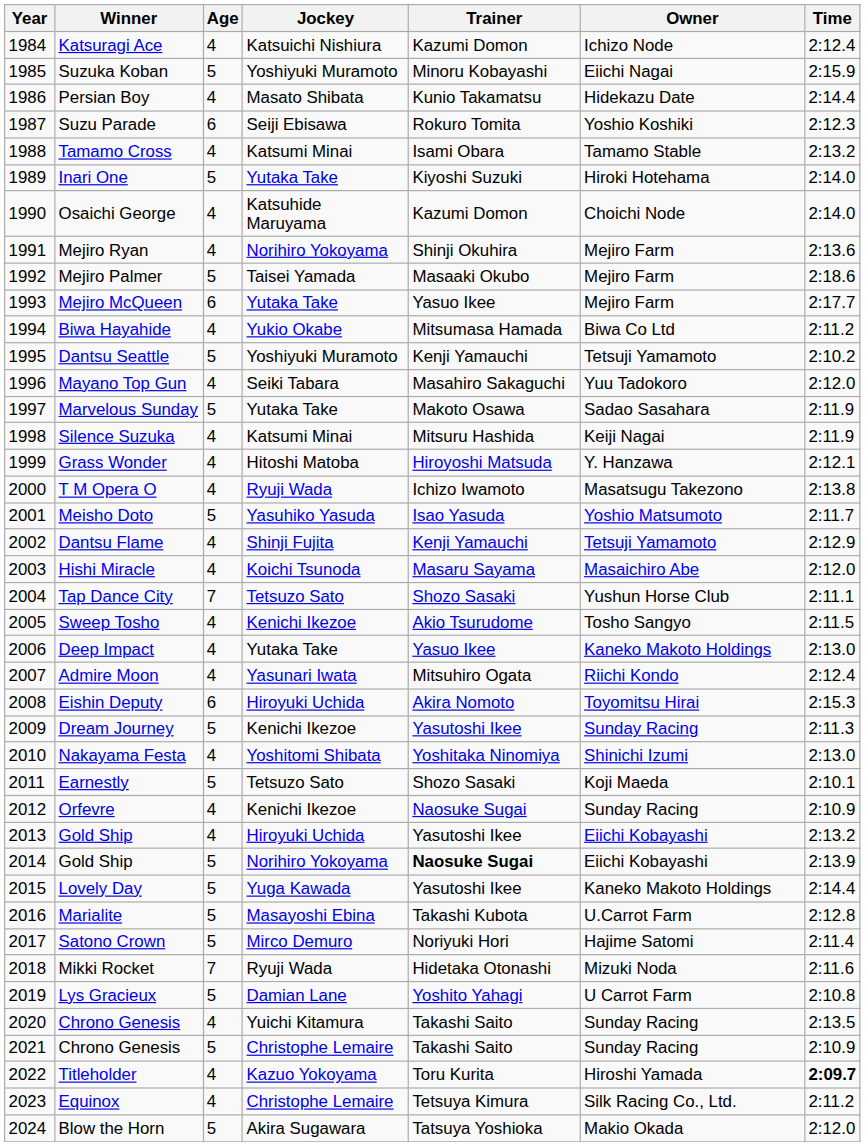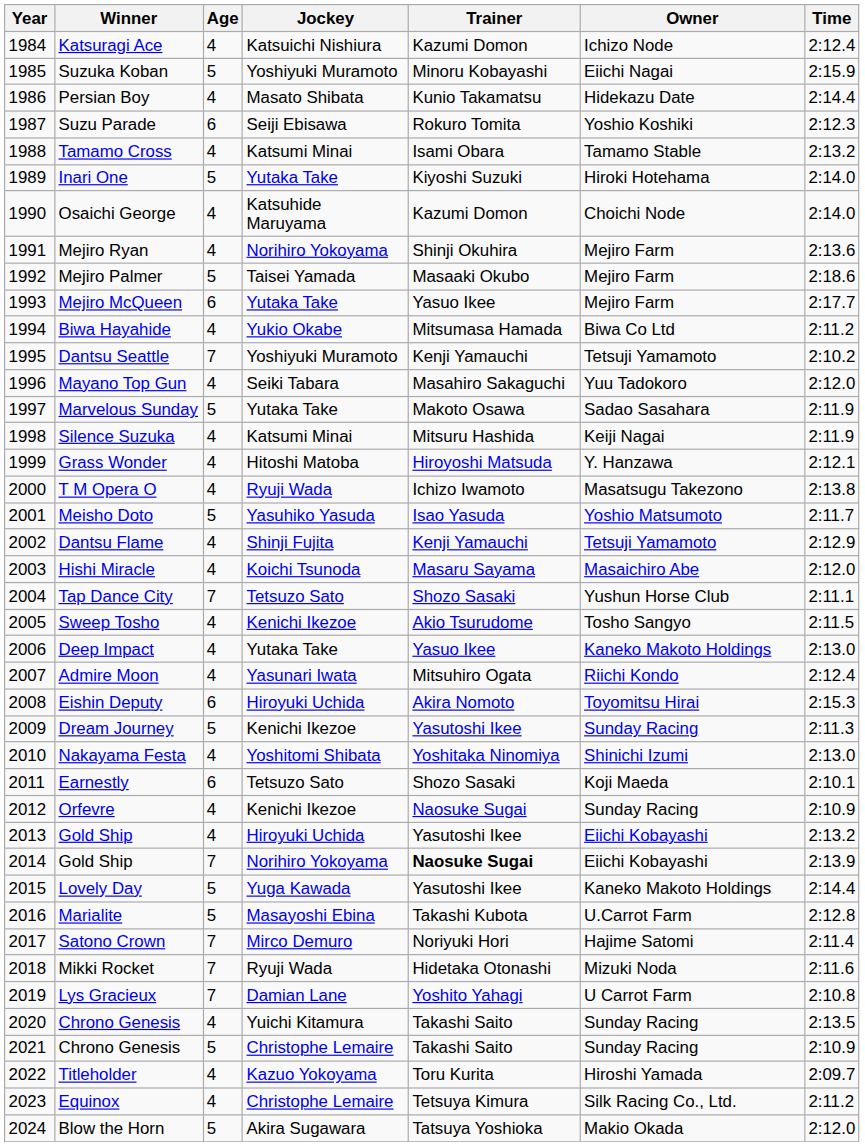(212, 356) 5 -> (212, 356) 7
(212, 782) 5 -> (212, 782) 6
(212, 862) 5 -> (212, 862) 7
(212, 942) 5 -> (212, 942) 7
(212, 995) 5 -> (212, 995) 7
(832, 1075) bold -> (832, 1075) normal
